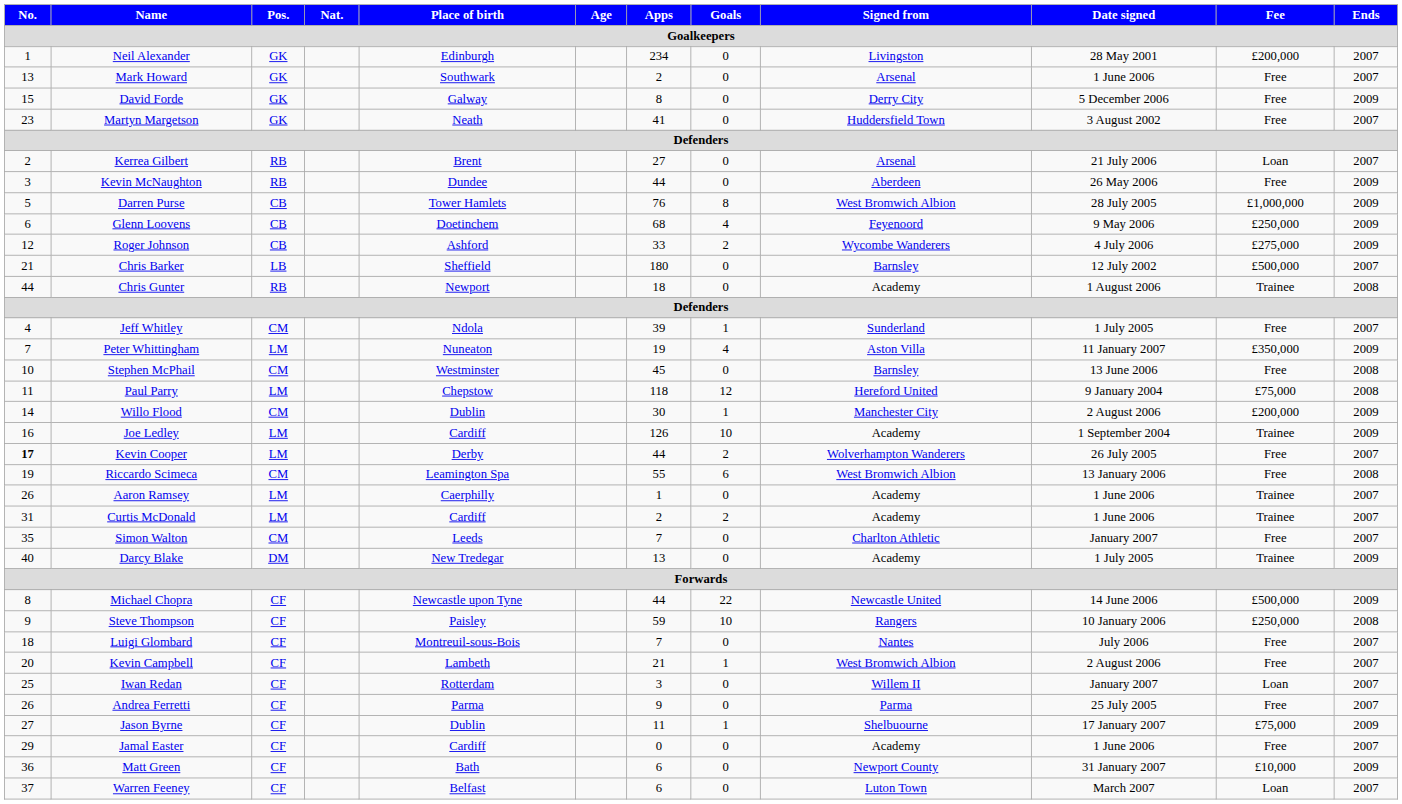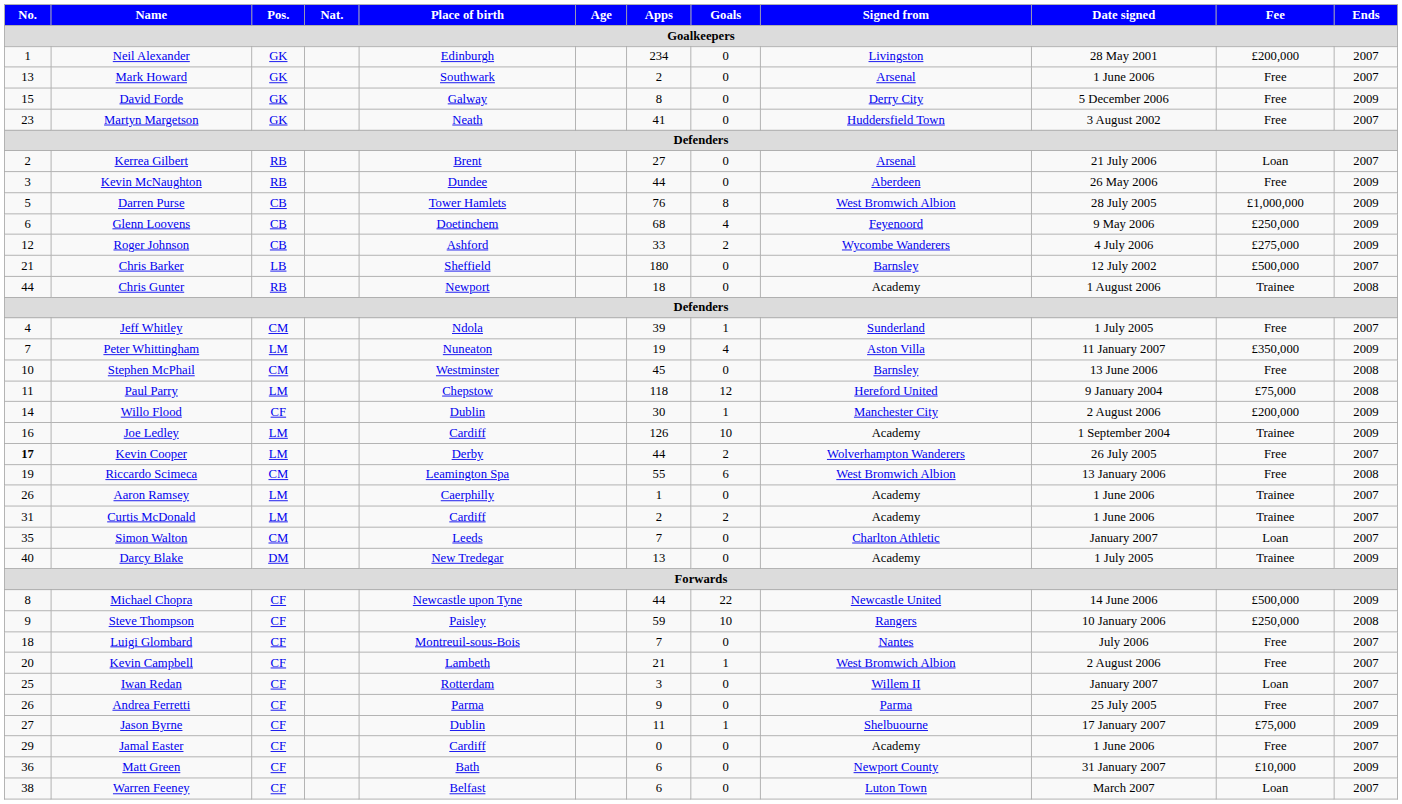(278, 412) CM -> (278, 412) CF
(1275, 537) Free -> (1275, 537) Loan
(28, 788) 37 -> (28, 788) 38
